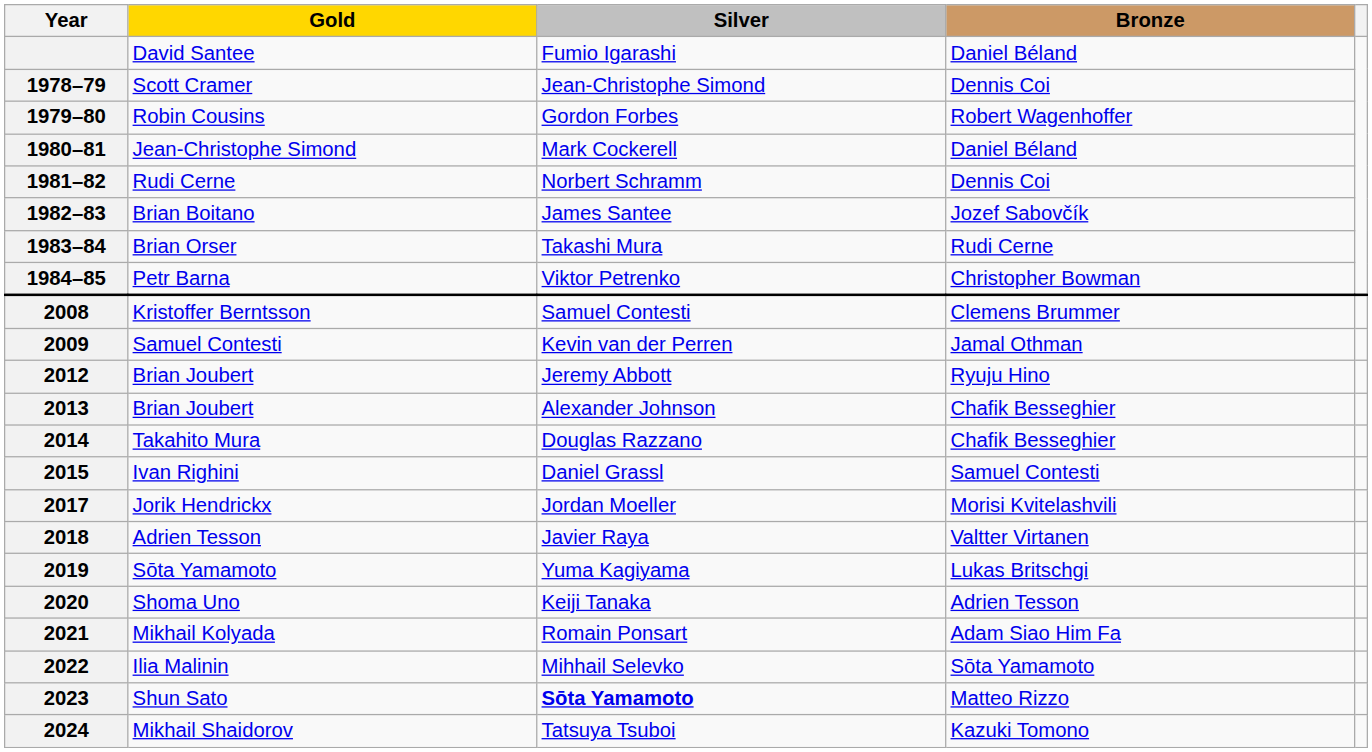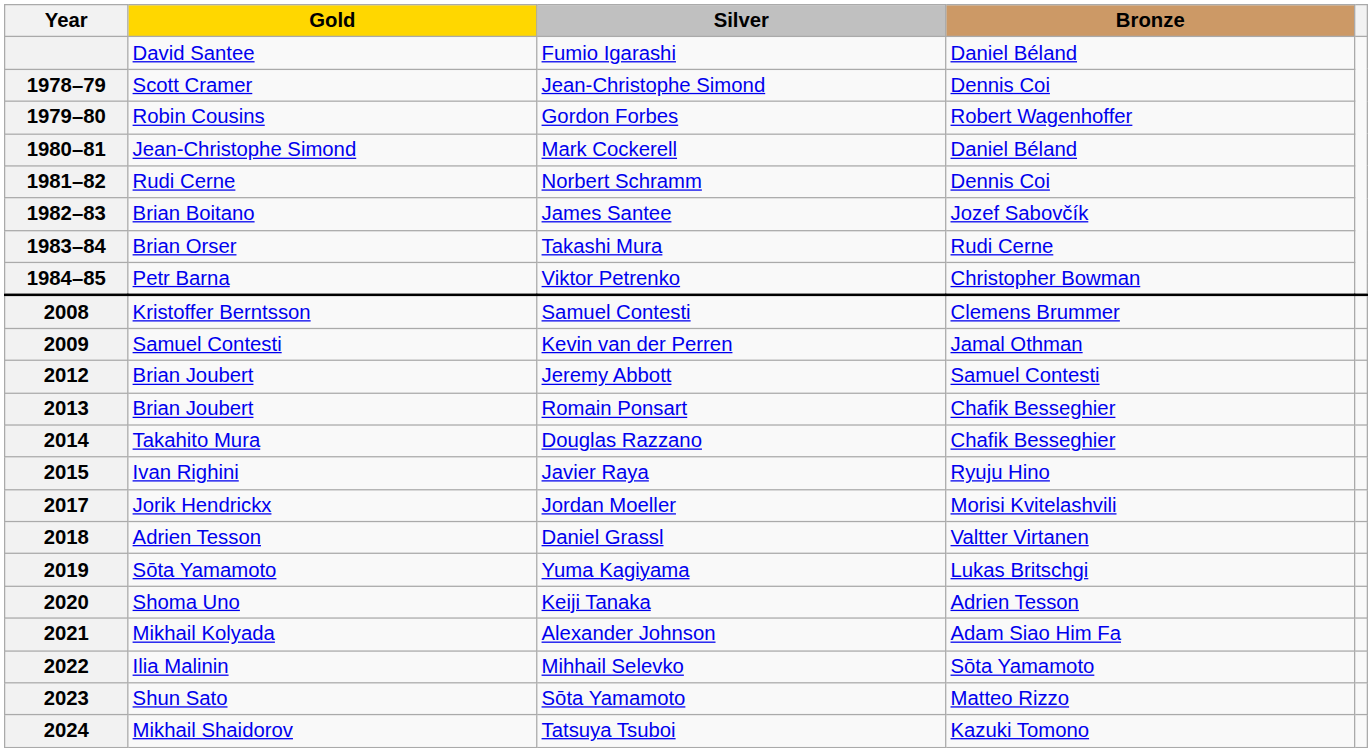(1000, 376) Ryuju Hino -> (1025, 376) Samuel Contesti
(629, 408) Alexander Johnson -> (614, 408) Romain Ponsart
(603, 473) Daniel Grassl -> (595, 473) Javier Raya
(1025, 473) Samuel Contesti -> (1000, 473) Ryuju Hino
(595, 537) Javier Raya -> (603, 537) Daniel Grassl
(614, 634) Romain Ponsart -> (629, 634) Alexander Johnson
(618, 698) bold -> (613, 698) normal
